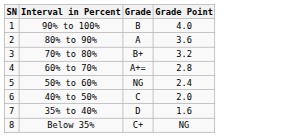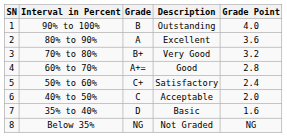+ column: (187, 11)
(138, 82) NG -> (138, 82) C+
(138, 125) C+ -> (138, 125) NG
